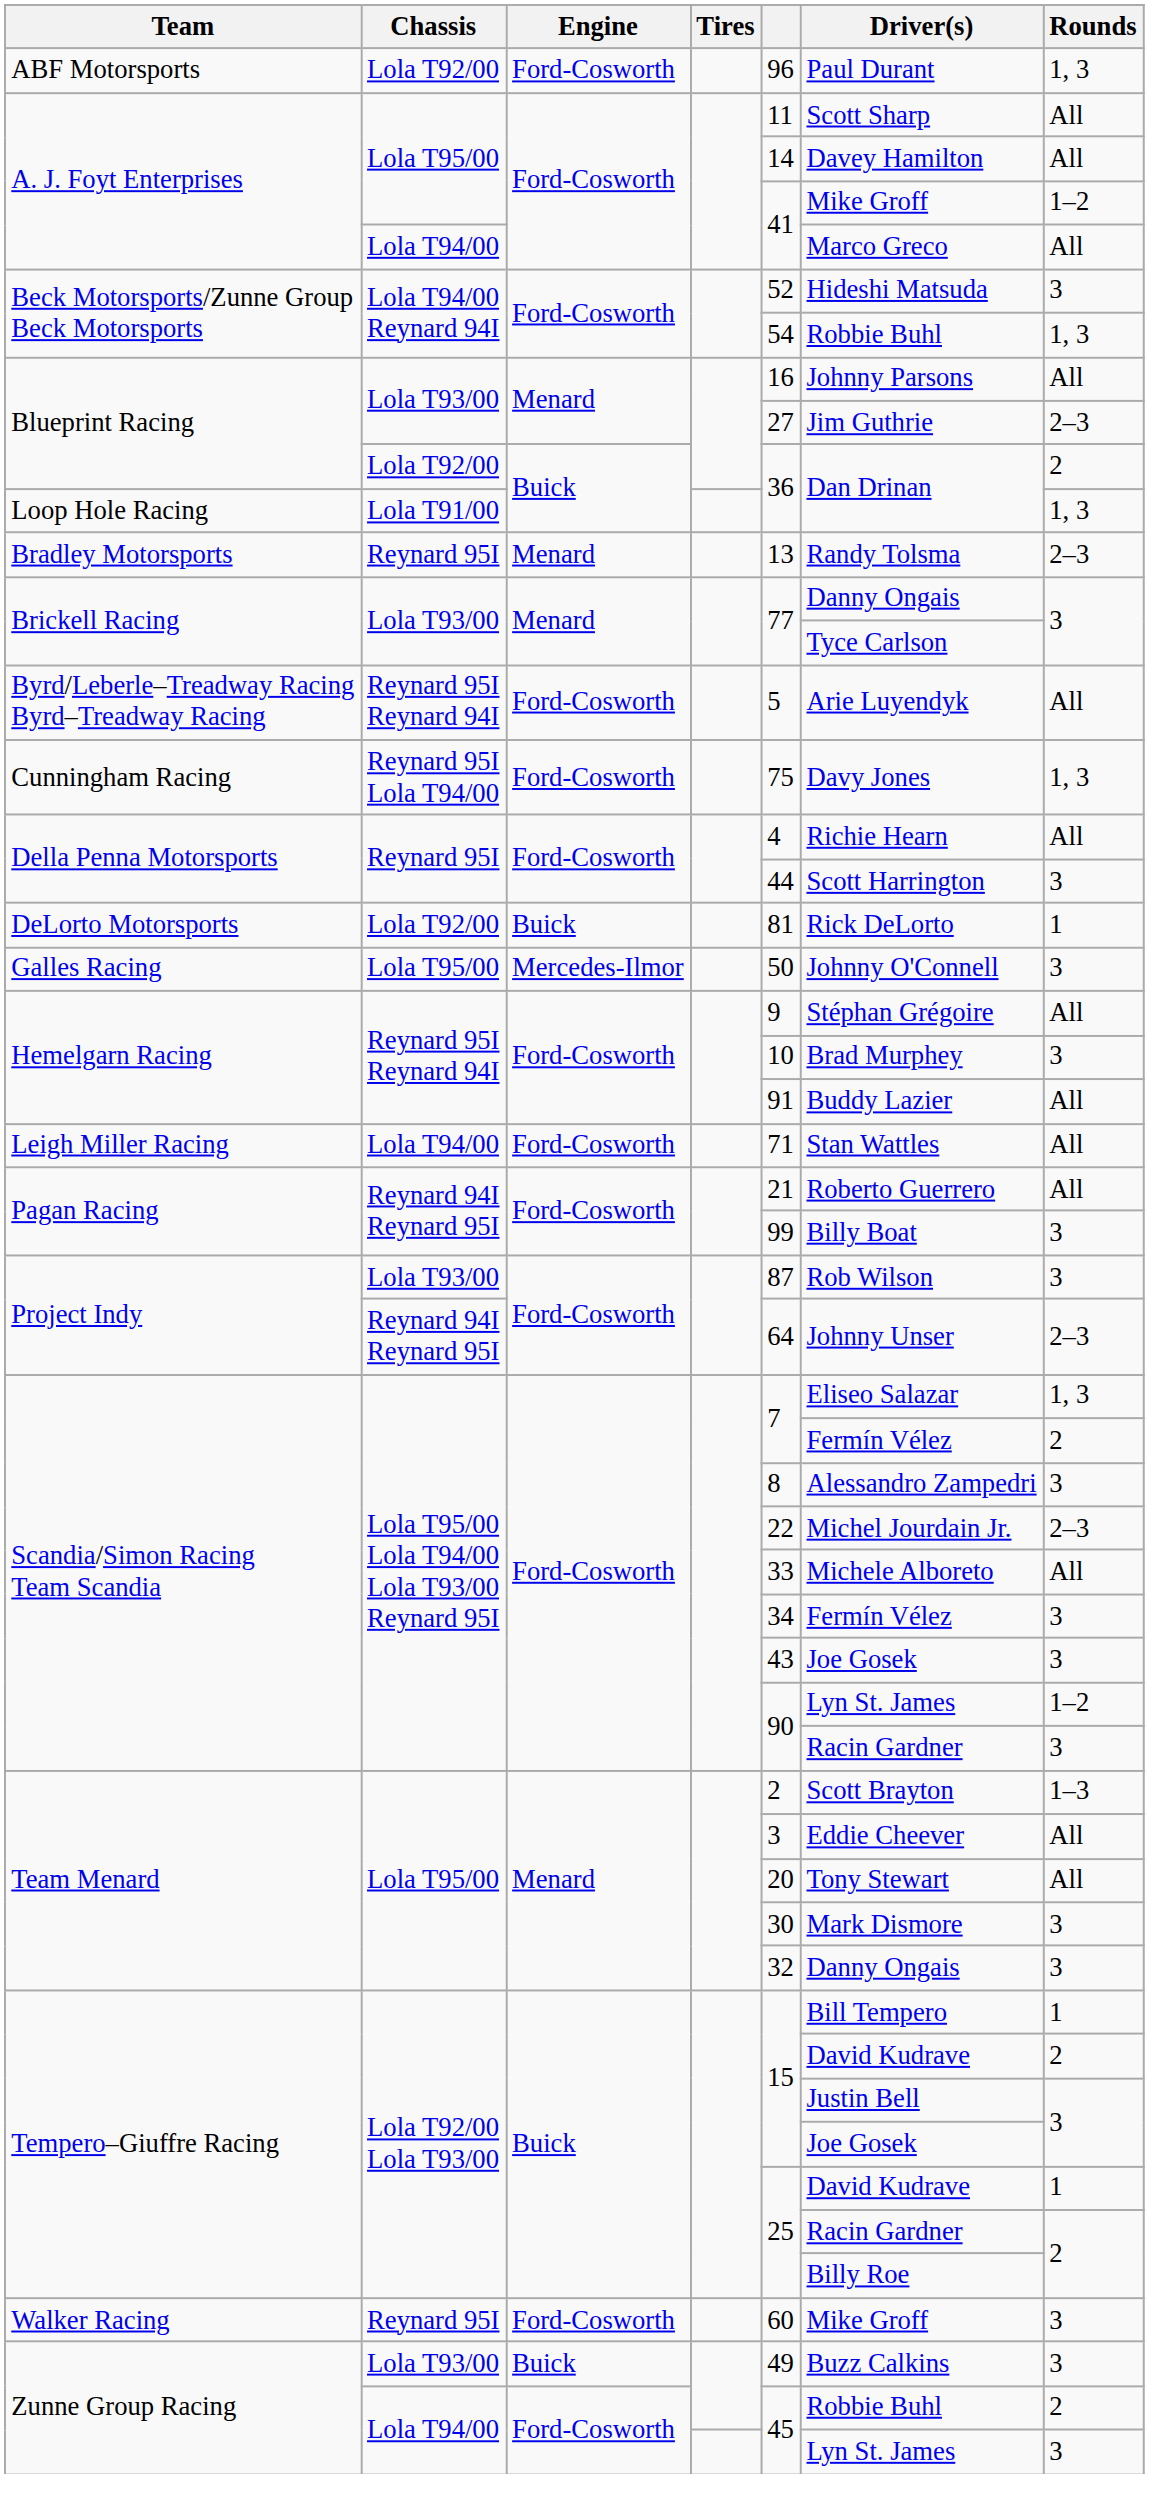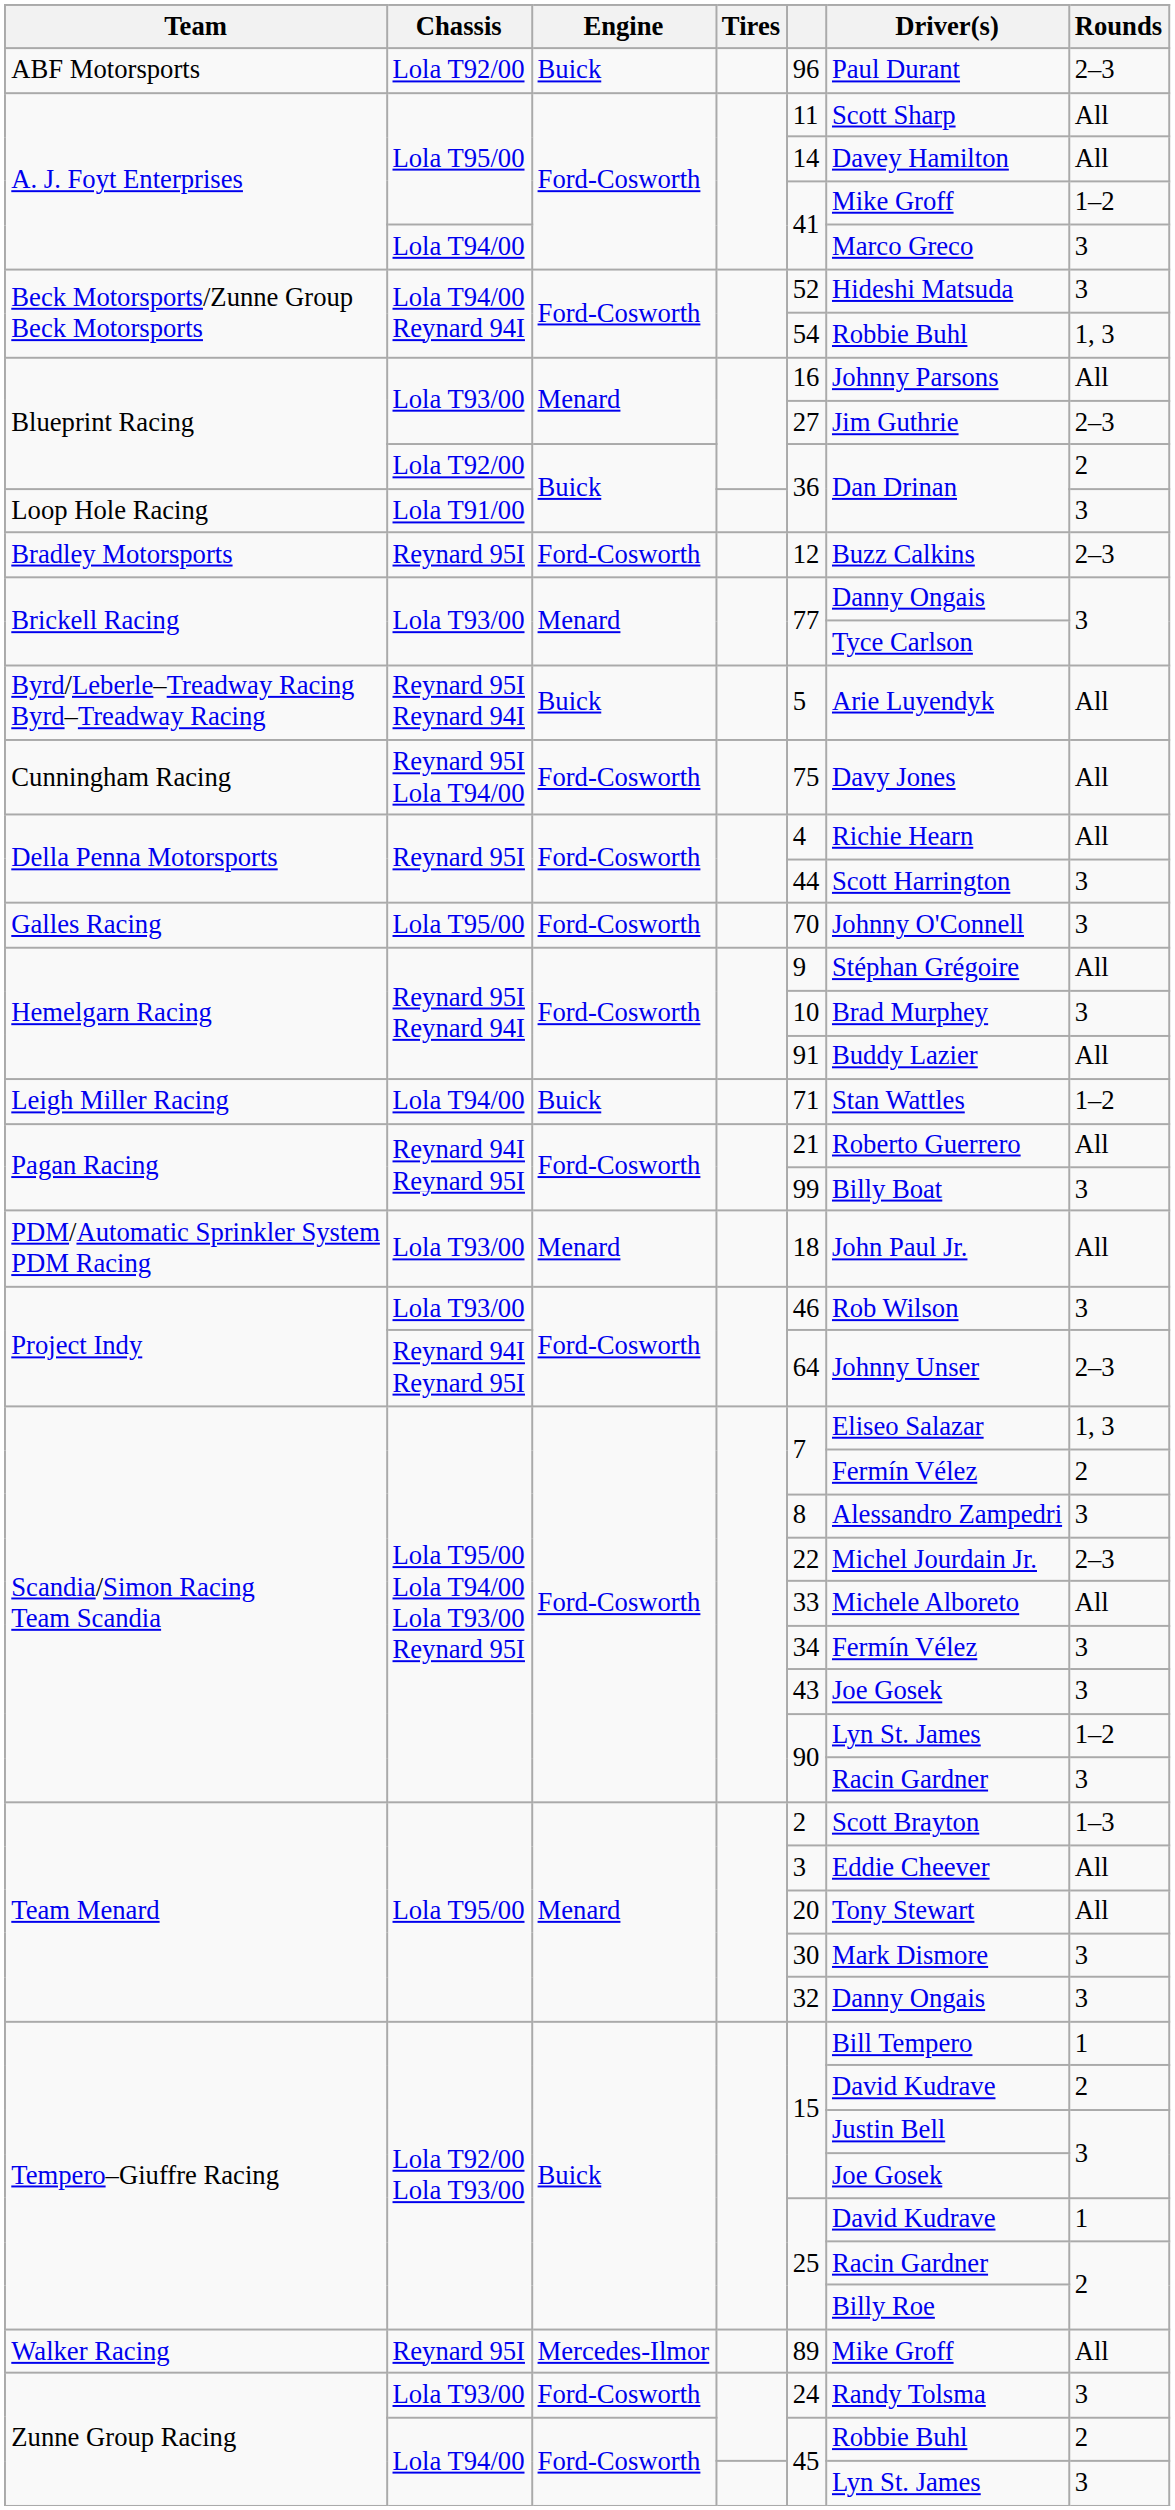(594, 70) Ford-Cosworth -> (569, 70) Buick
(1069, 70) 1, 3 -> (1095, 70) 2–3
(1066, 245) All -> (1081, 245) 3
(1069, 509) 1, 3 -> (1081, 509) 3
(554, 553) Menard -> (619, 553) Ford-Cosworth
(781, 553) 13 -> (806, 553) 12
(883, 553) Randy Tolsma -> (903, 553) Buzz Calkins
(594, 701) Ford-Cosworth -> (569, 701) Buick
(1069, 776) 1, 3 -> (1092, 776) All
- row: (125, 924)
(598, 968) Mercedes-Ilmor -> (619, 924) Ford-Cosworth
(781, 968) 50 -> (806, 924) 70
(594, 1144) Ford-Cosworth -> (569, 1100) Buick
(1066, 1144) All -> (1095, 1100) 1–2
+ row: (196, 1247)
(781, 1276) 87 -> (806, 1307) 46
(594, 2319) Ford-Cosworth -> (623, 2350) Mercedes-Ilmor
(781, 2319) 60 -> (806, 2350) 89
(1056, 2319) 3 -> (1092, 2350) All
(544, 2363) Buick -> (619, 2394) Ford-Cosworth
(781, 2363) 49 -> (806, 2394) 24
(878, 2363) Buzz Calkins -> (909, 2394) Randy Tolsma
